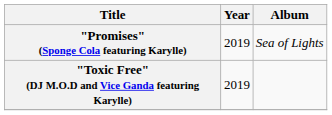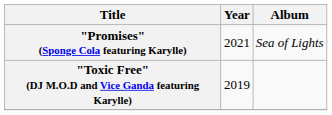(237, 42) 2019 -> (237, 42) 2021
